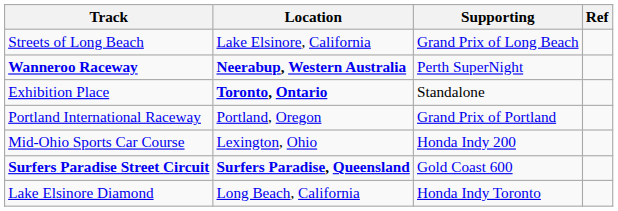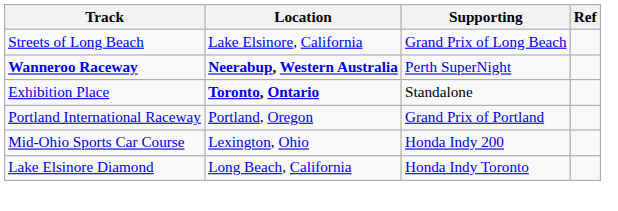- row: (109, 167)
